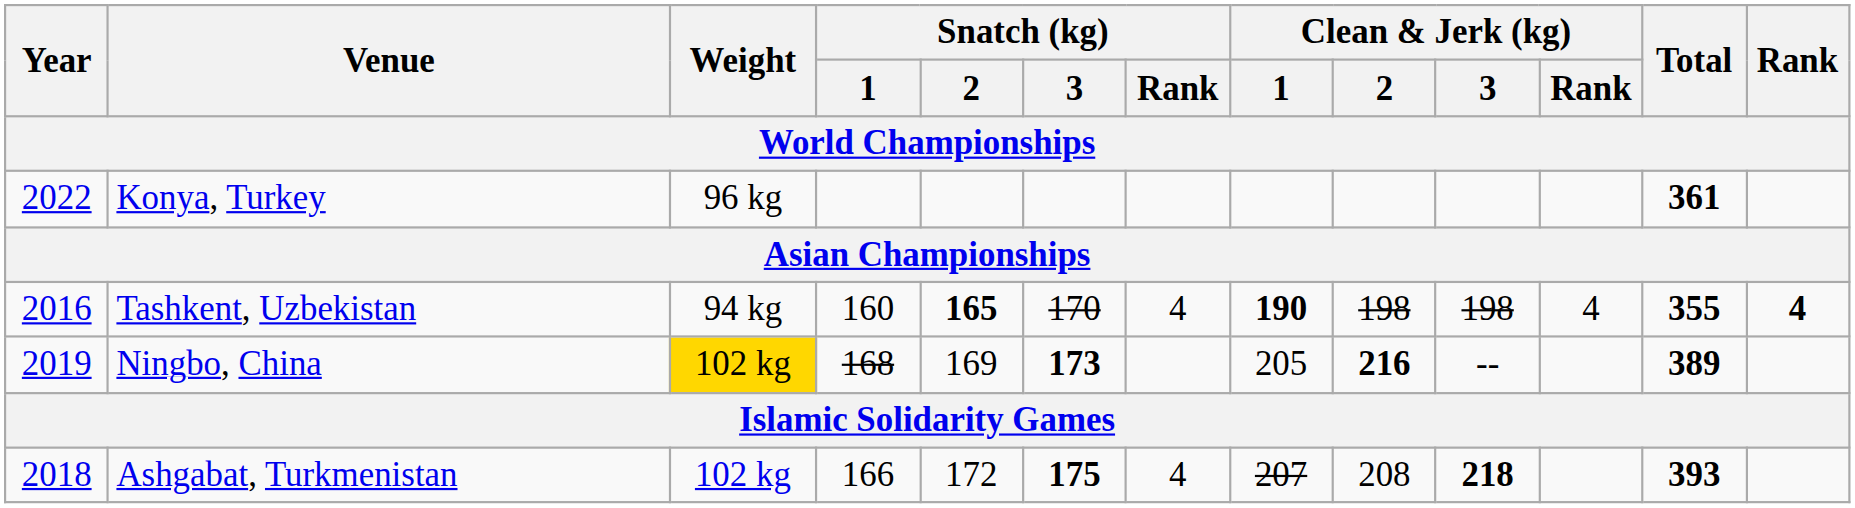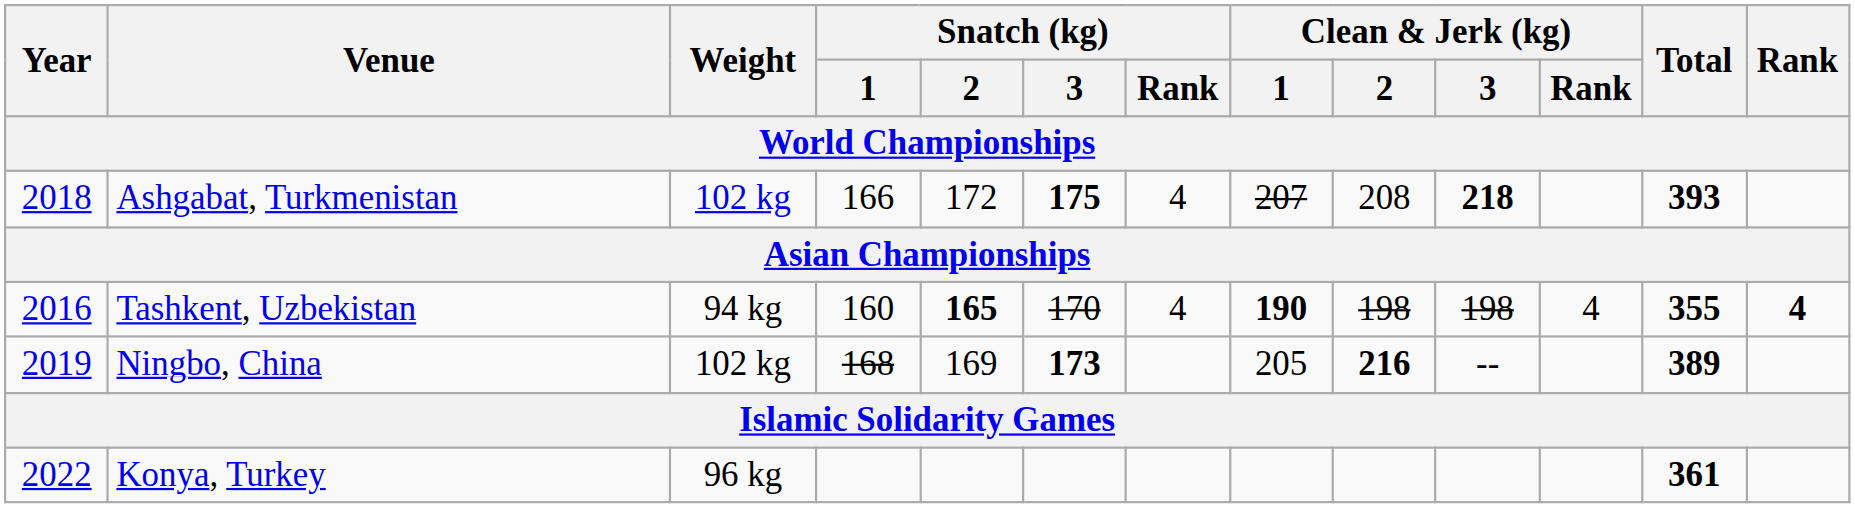rows swapped: (287, 474) <-> (221, 198)
(743, 364) gold background -> (743, 364) no background
